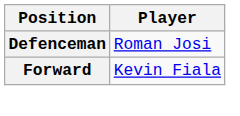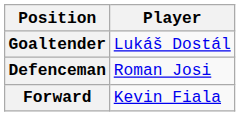+ row: (57, 44)
